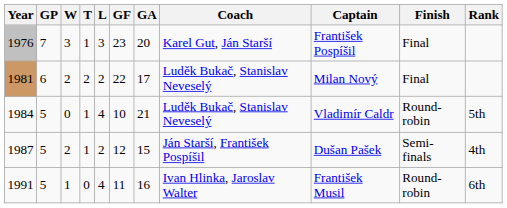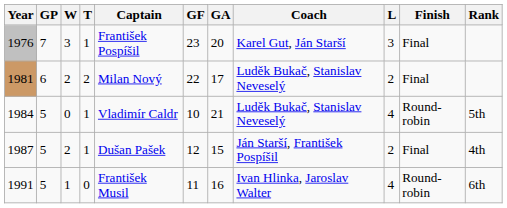columns swapped: (102, 14) <-> (355, 14)
(418, 149) Semi-finals -> (416, 149) Final
